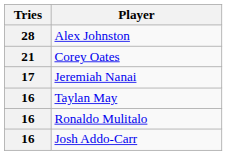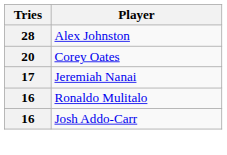(28, 56) 21 -> (28, 56) 20
- row: (86, 98)
